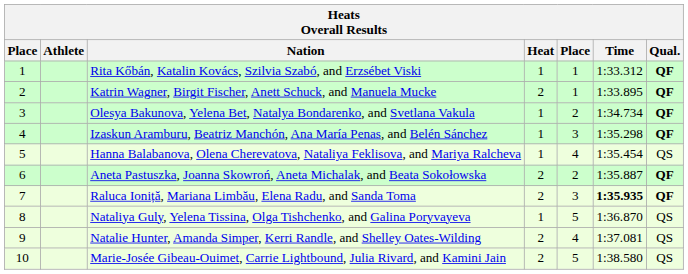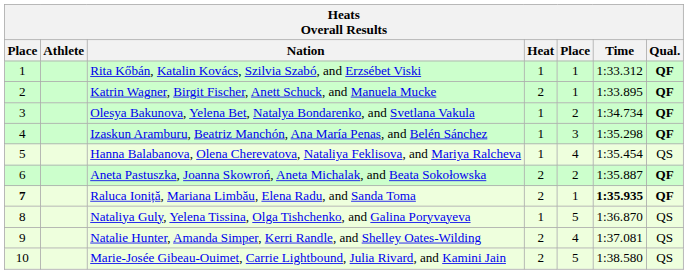(22, 196) normal -> (22, 196) bold
(575, 196) 3 -> (575, 196) 1
